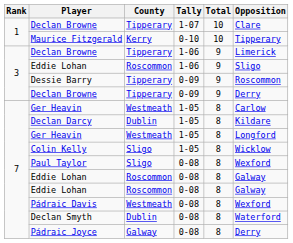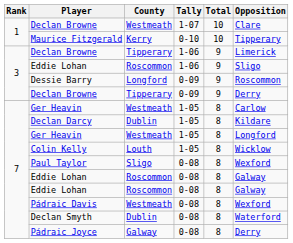(149, 25) Tipperary -> (149, 25) Westmeath
(149, 80) Tipperary -> (147, 80) Longford
(139, 149) Sligo -> (139, 149) Louth
